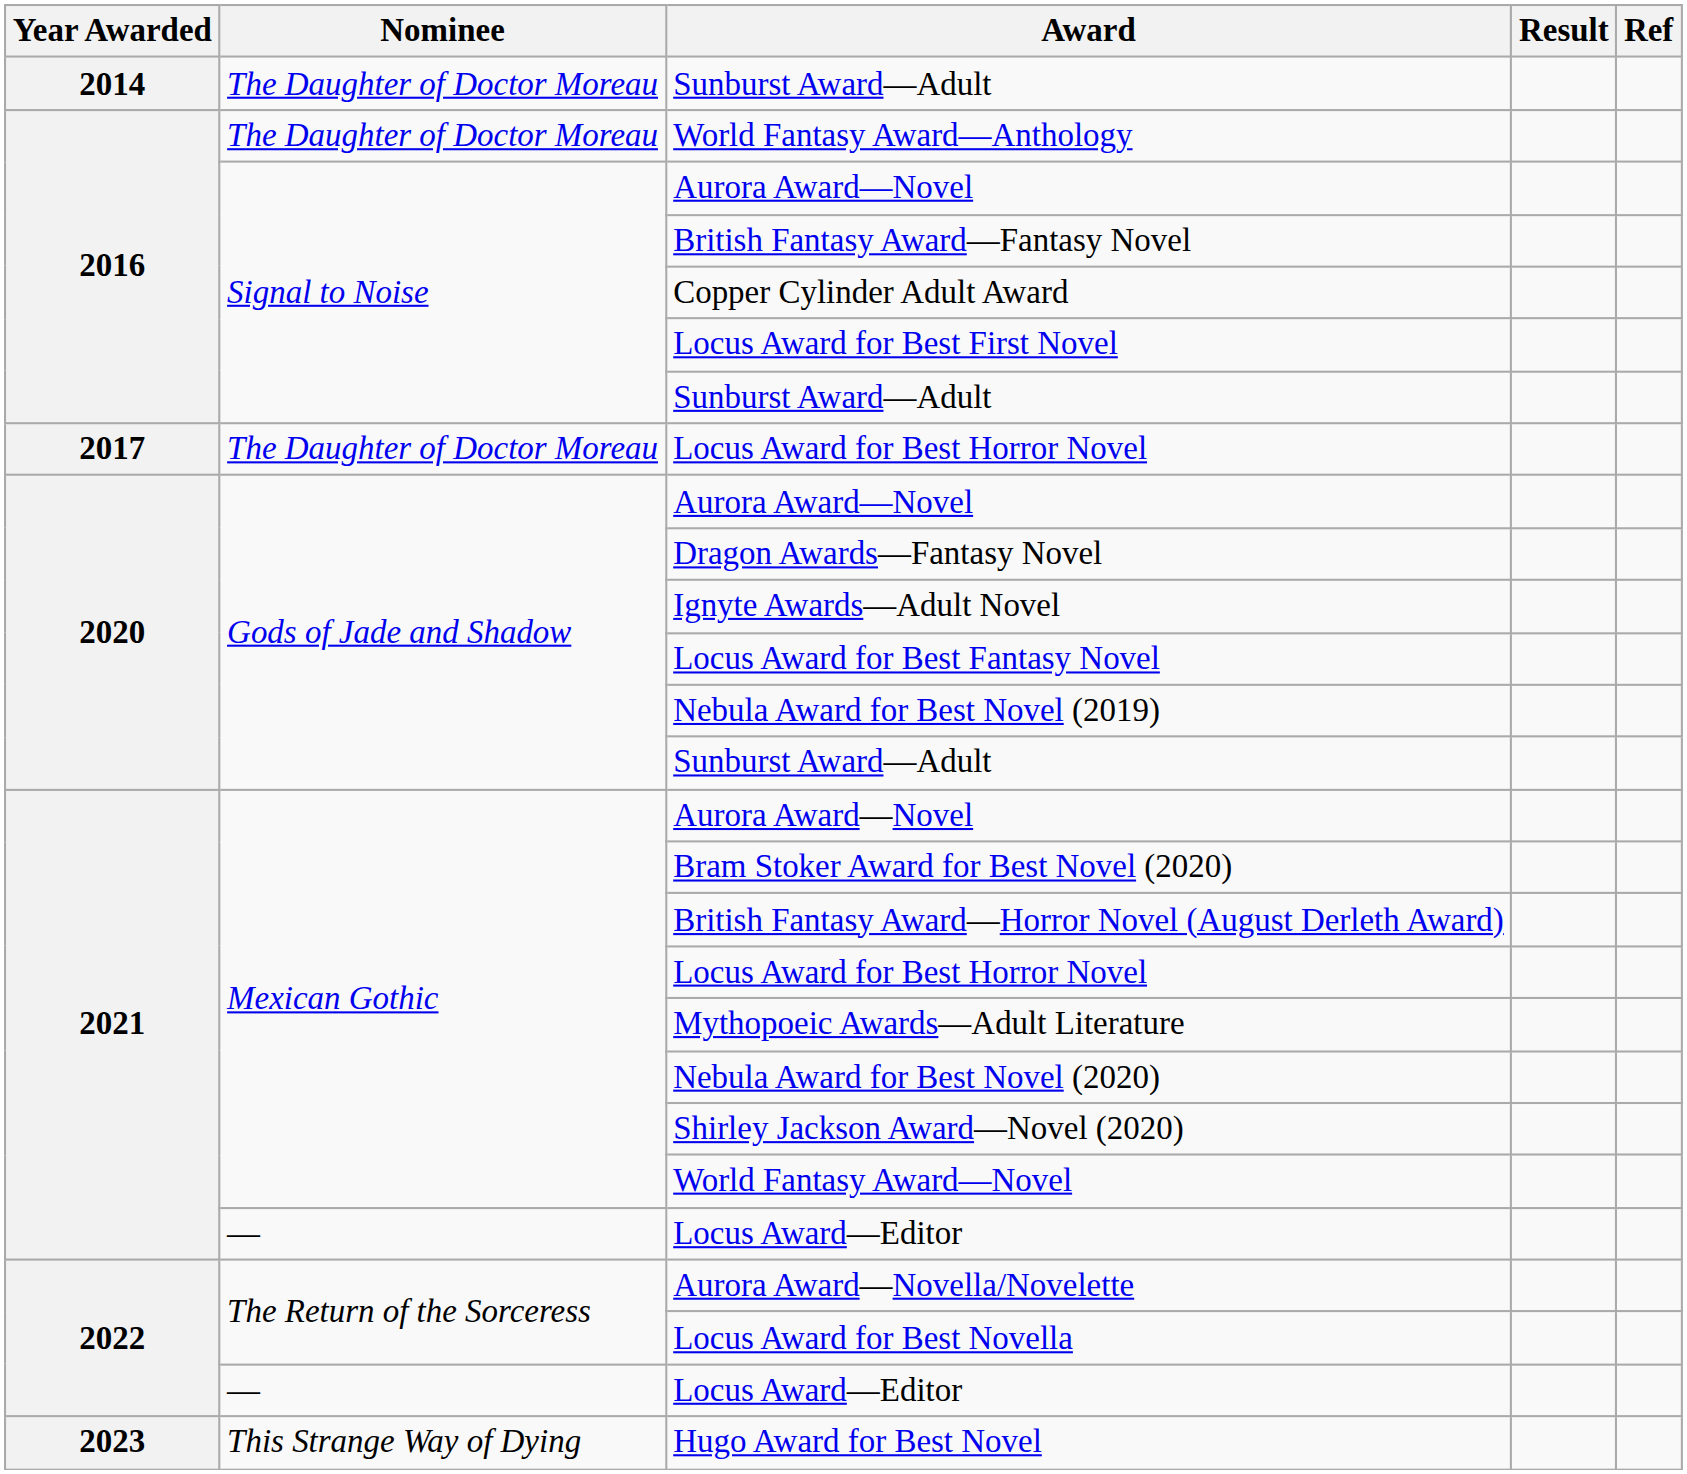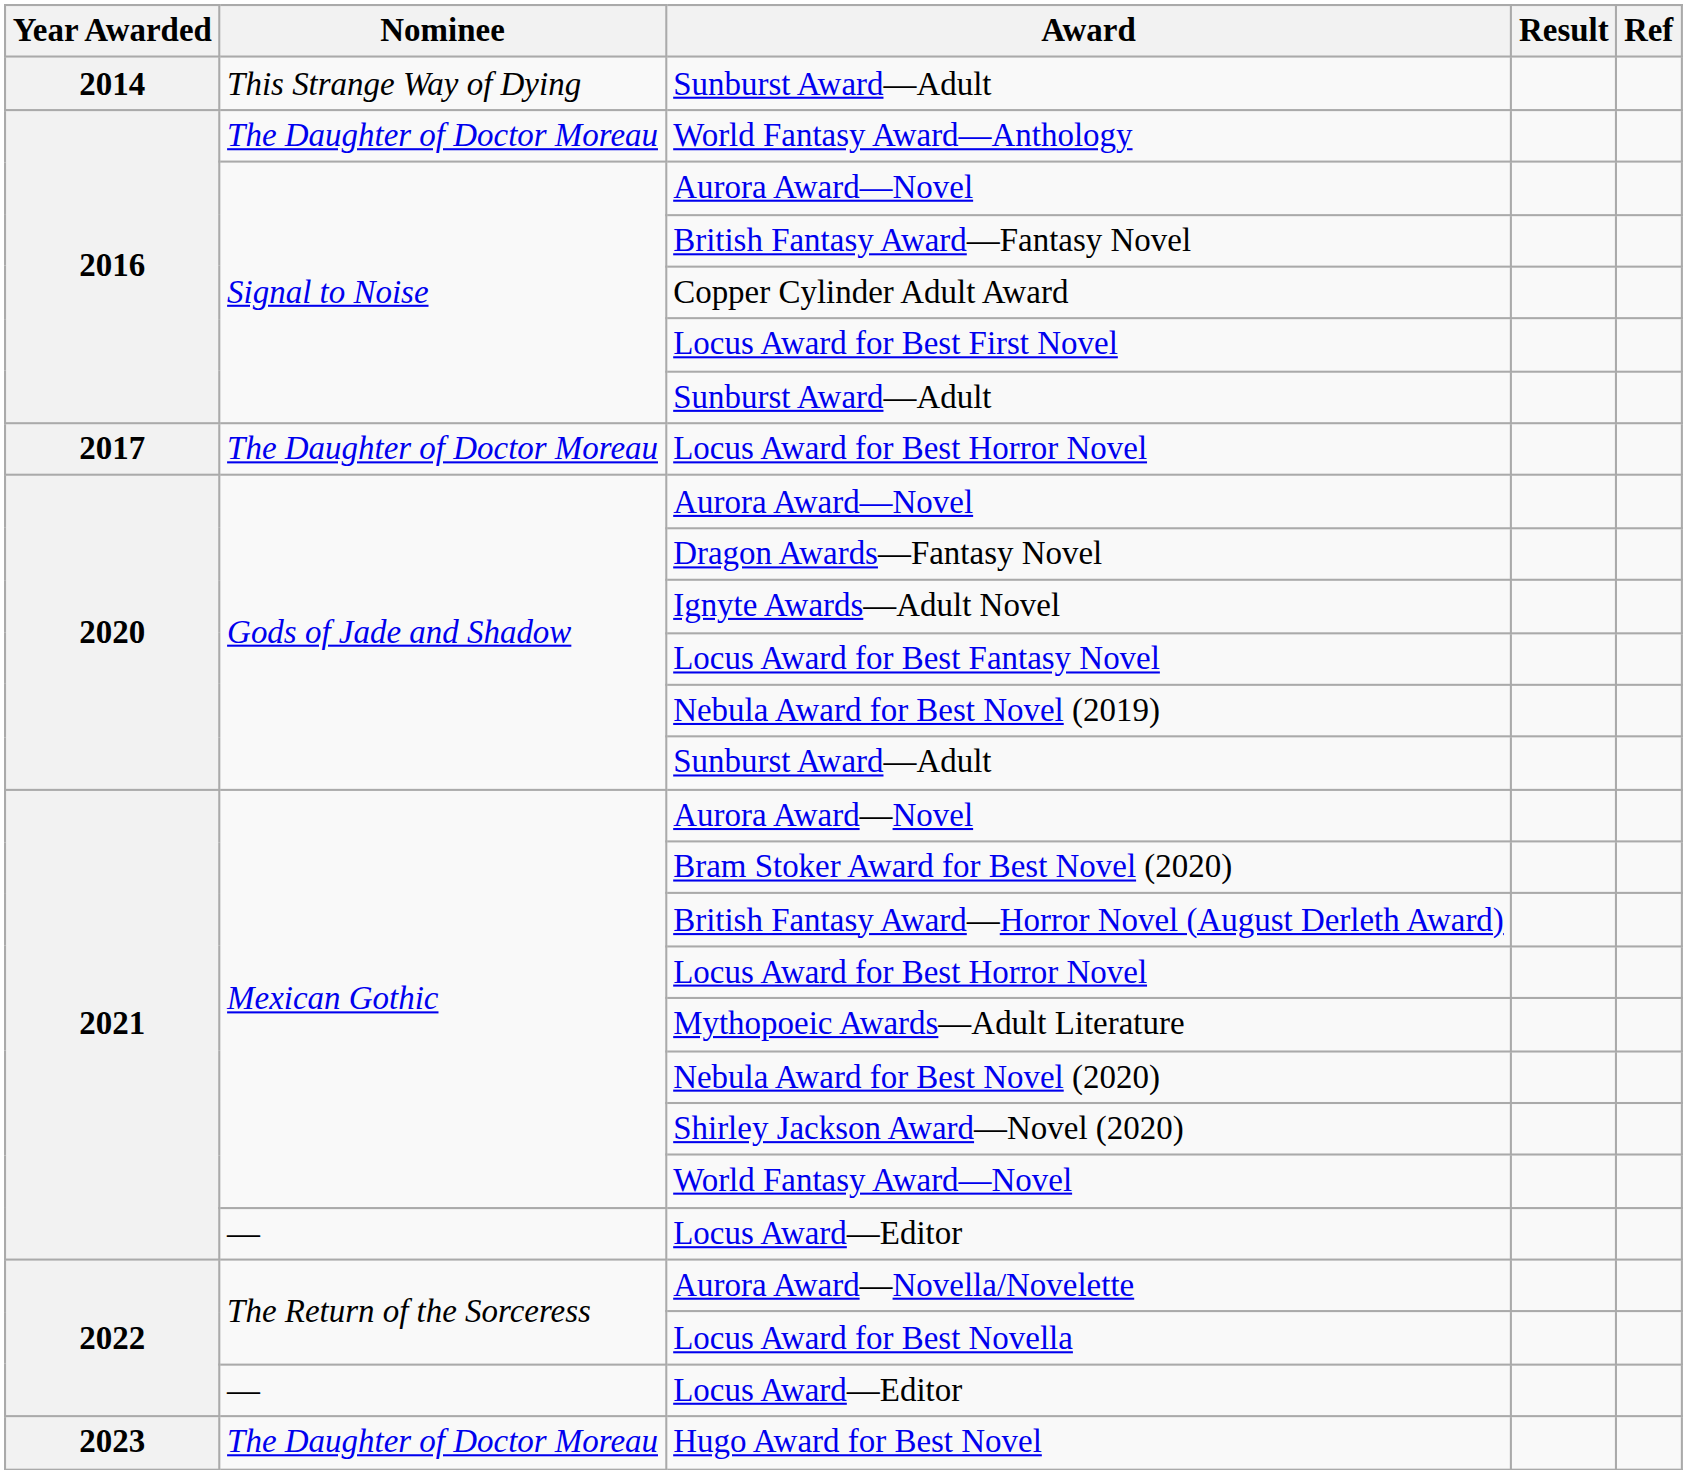(443, 82) The Daughter of Doctor Moreau -> (404, 82) This Strange Way of Dying
(404, 1441) This Strange Way of Dying -> (443, 1441) The Daughter of Doctor Moreau
